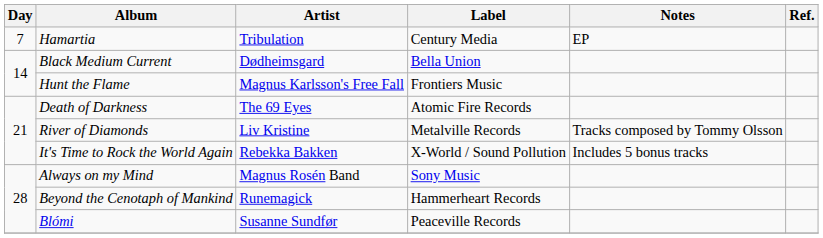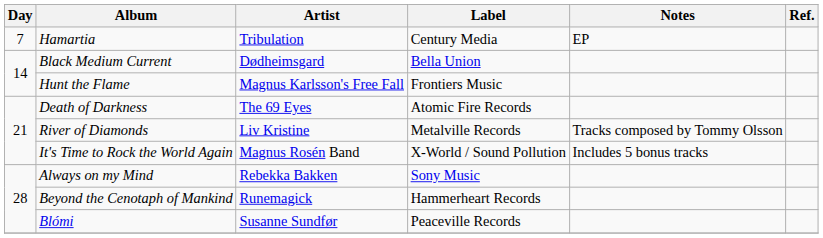(288, 152) Rebekka Bakken -> (299, 152) Magnus Rosén Band
(299, 175) Magnus Rosén Band -> (288, 175) Rebekka Bakken
